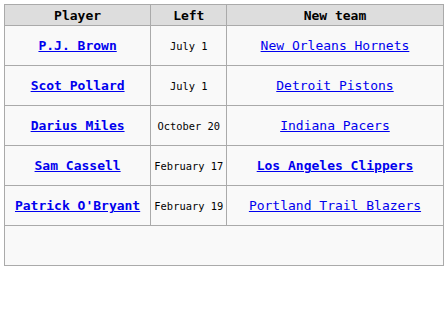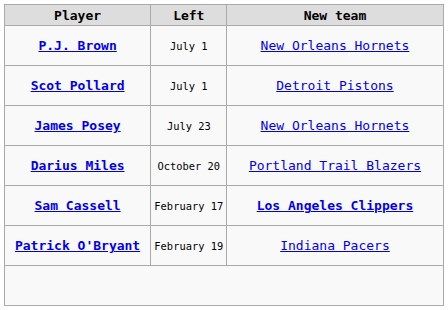+ row: (78, 126)
(335, 126) Indiana Pacers -> (335, 166) Portland Trail Blazers
(335, 206) Portland Trail Blazers -> (335, 246) Indiana Pacers
